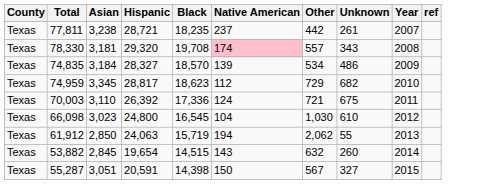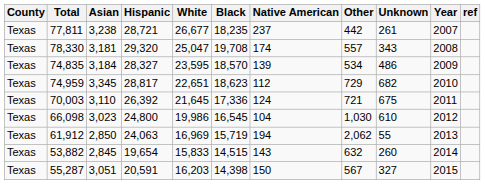+ column: (192, 13)
(223, 48) pink background -> (262, 48) no background
